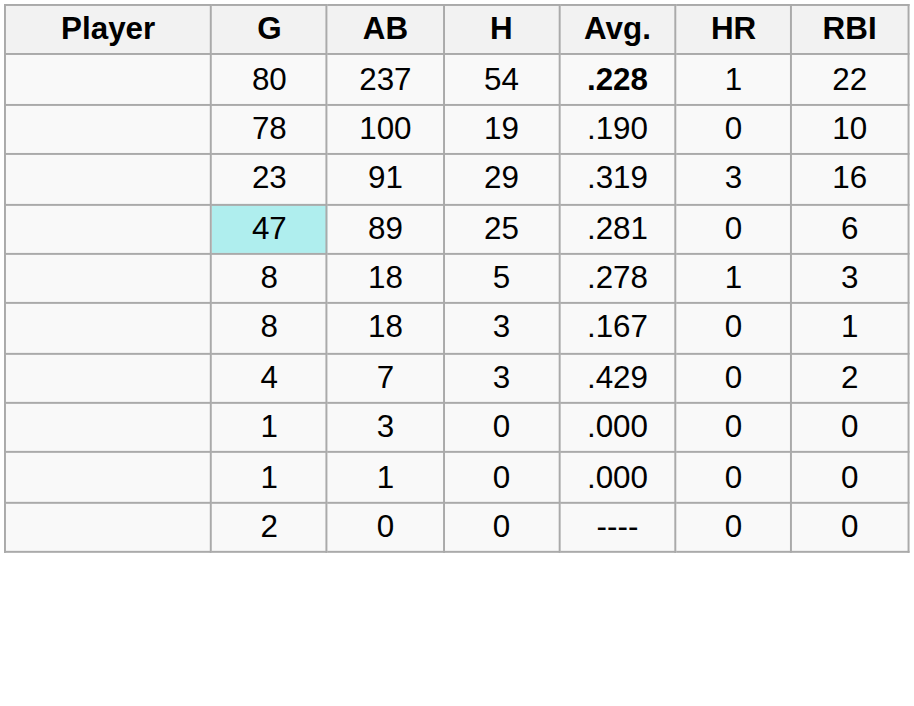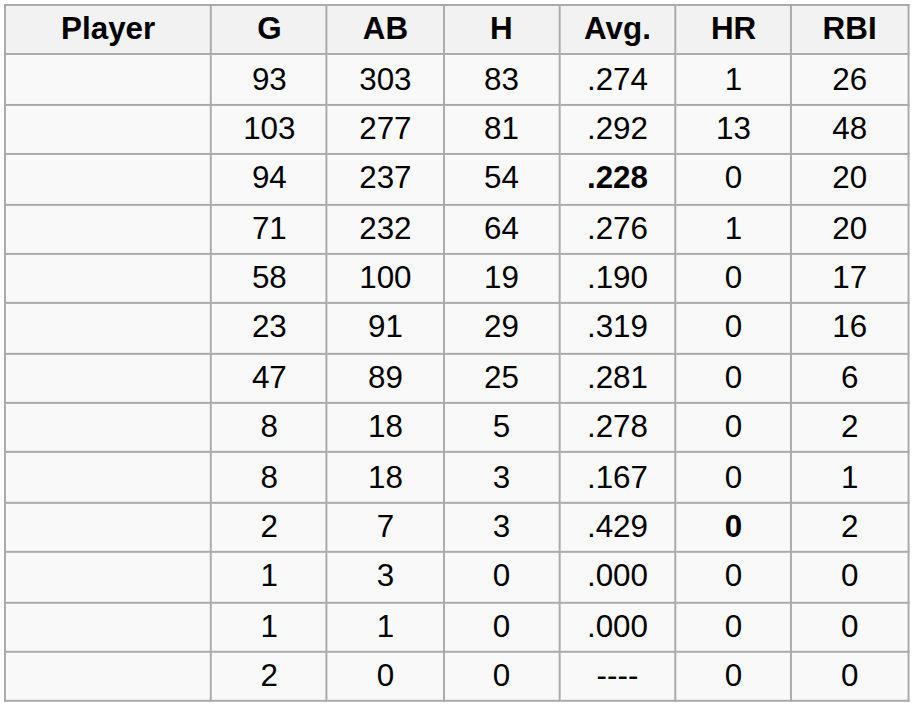+ row: (385, 79)
+ row: (385, 128)
(269, 79) 80 -> (269, 178) 94
(734, 79) 1 -> (734, 178) 0
(850, 79) 22 -> (850, 178) 20
+ row: (385, 228)
(269, 128) 78 -> (269, 278) 58
(850, 128) 10 -> (850, 278) 17
(734, 178) 3 -> (734, 327) 0
(269, 228) paleturquoise background -> (269, 377) no background
(734, 278) 1 -> (734, 427) 0
(850, 278) 3 -> (850, 427) 2
(269, 377) 4 -> (269, 526) 2
(734, 377) normal -> (734, 526) bold
